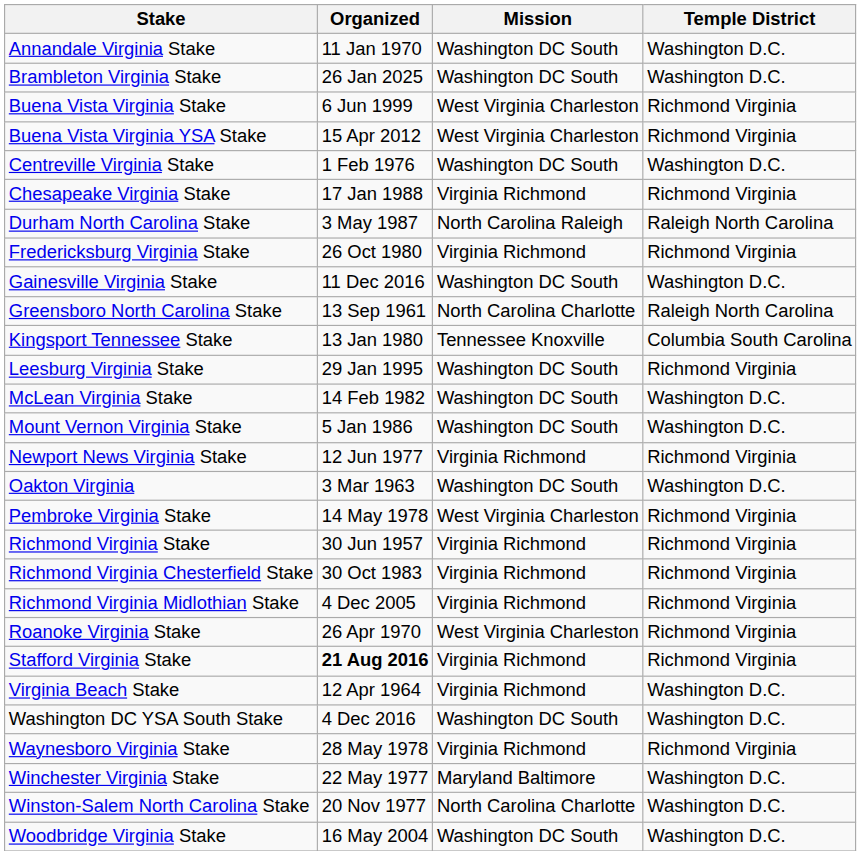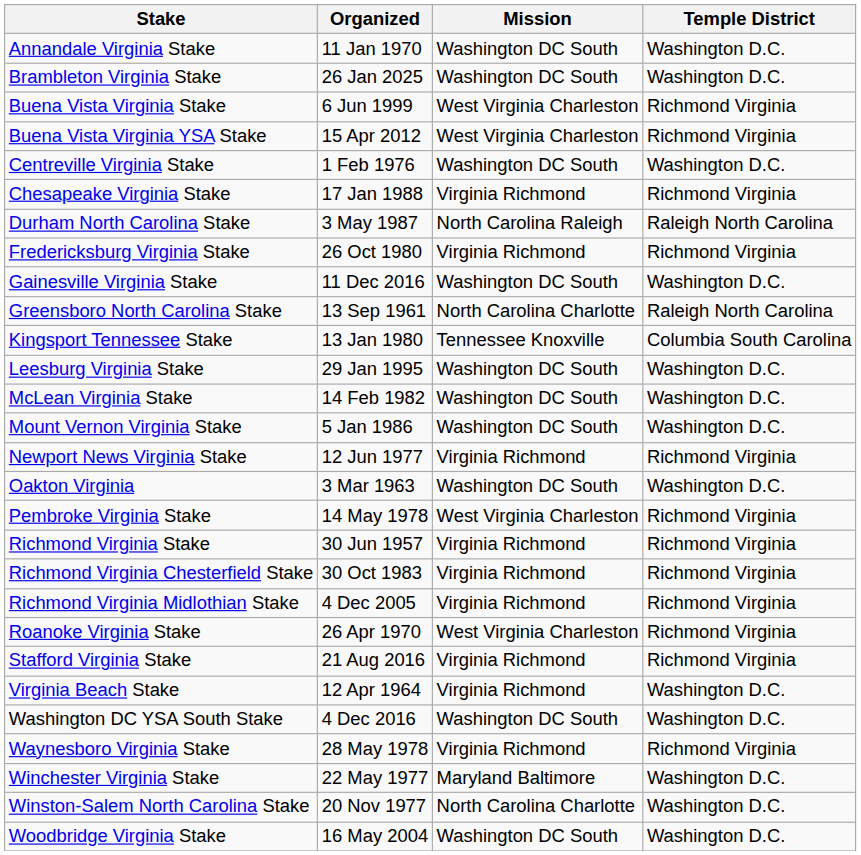(722, 369) Richmond Virginia -> (716, 369) Washington D.C.
(375, 661) bold -> (373, 661) normal
